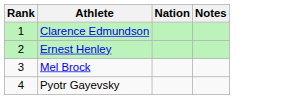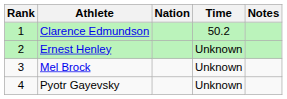+ column: (219, 13)
